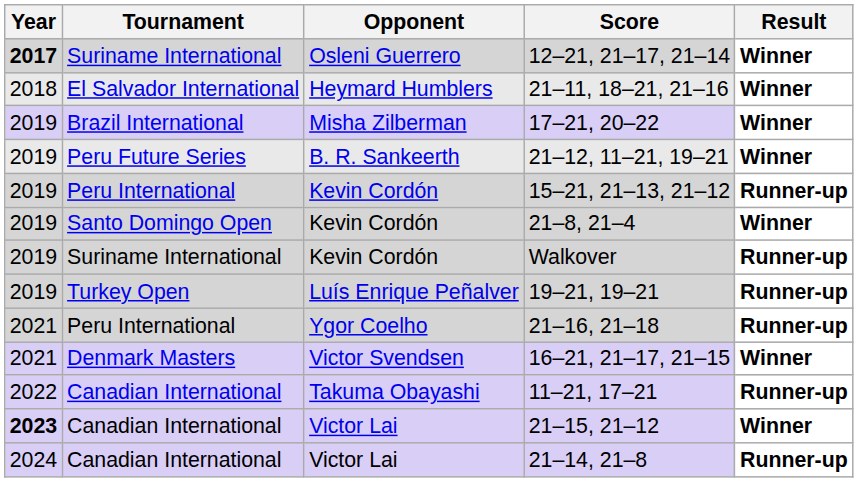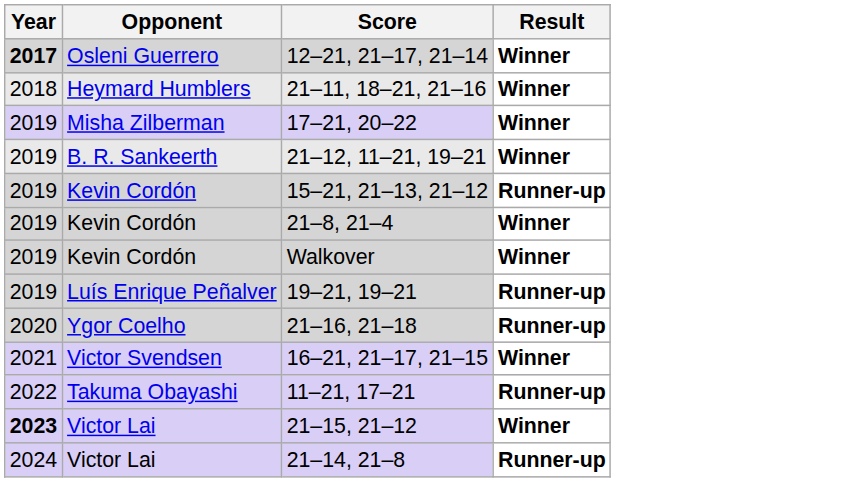- column: (183, 22)
(794, 258) Runner-up -> (534, 258) Winner
(33, 325) 2021 -> (33, 325) 2020
